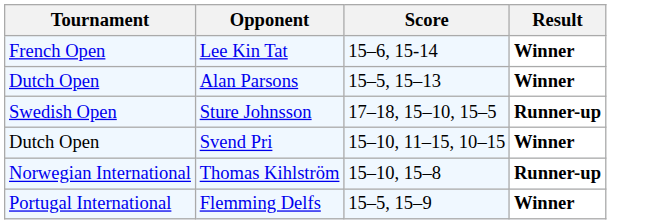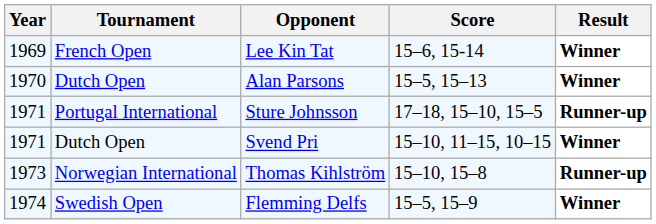+ column: (28, 20)
(63, 112) Swedish Open -> (136, 112) Portugal International
(90, 204) Portugal International -> (109, 204) Swedish Open
